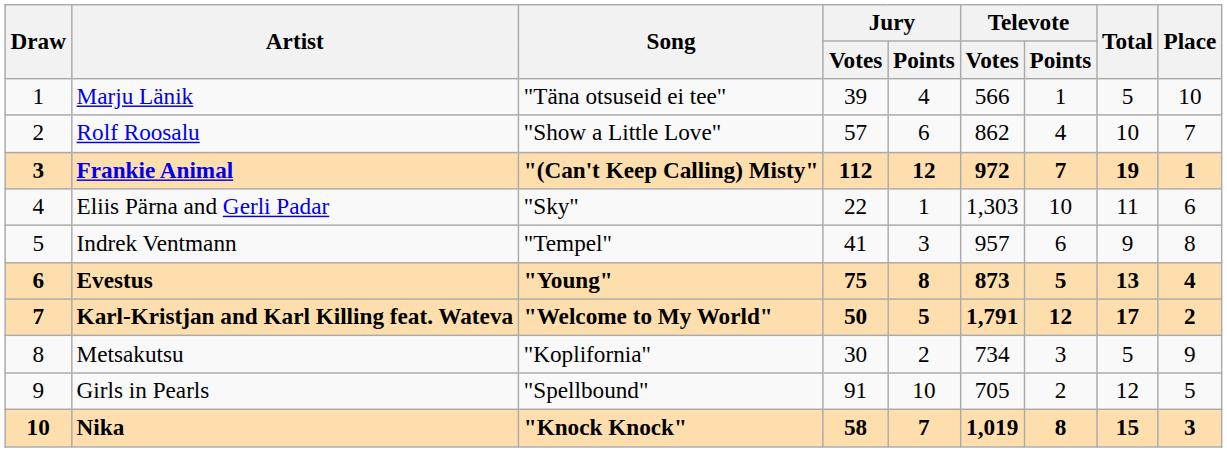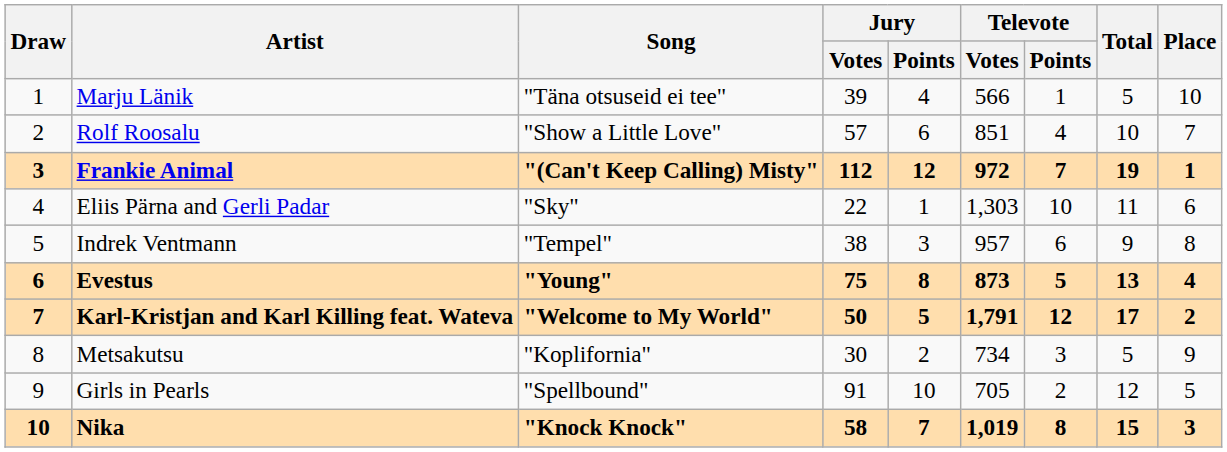(992, 133) 862 -> (992, 133) 851
(856, 243) 41 -> (856, 243) 38
